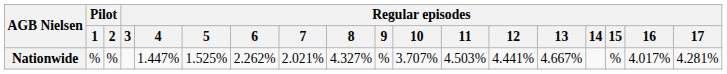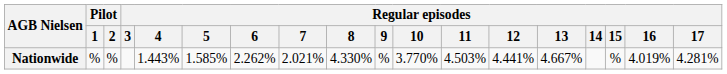(158, 58) 1.447% -> (158, 58) 1.443%
(206, 58) 1.525% -> (206, 58) 1.585%
(351, 58) 4.327% -> (351, 58) 4.330%
(417, 58) 3.707% -> (417, 58) 3.770%
(649, 58) 4.017% -> (649, 58) 4.019%
